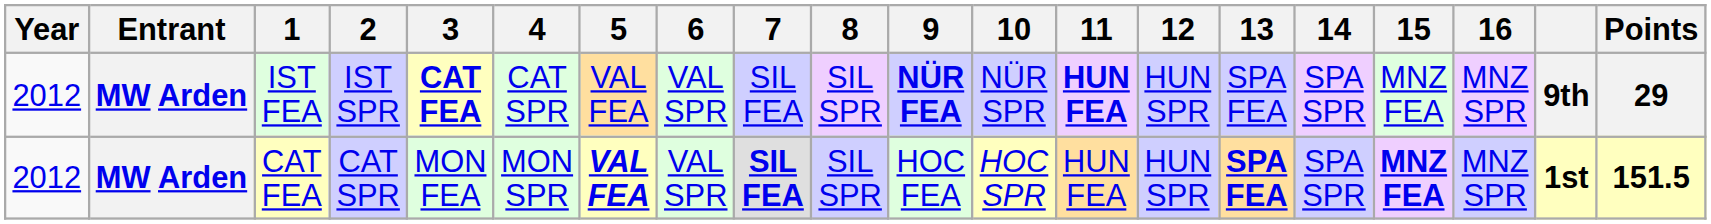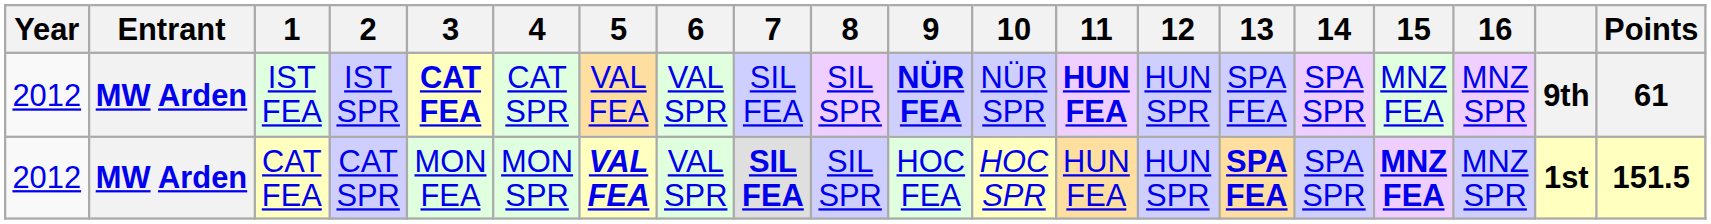(1651, 95) 29 -> (1651, 95) 61
